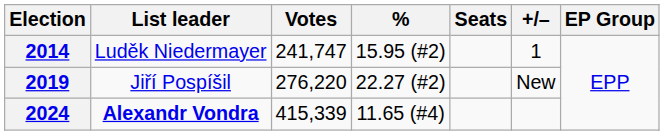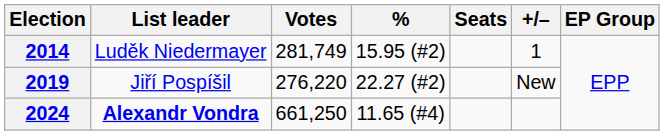(311, 51) 241,747 -> (311, 51) 281,749
(311, 113) 415,339 -> (311, 113) 661,250
